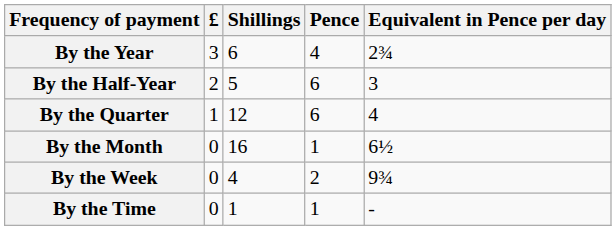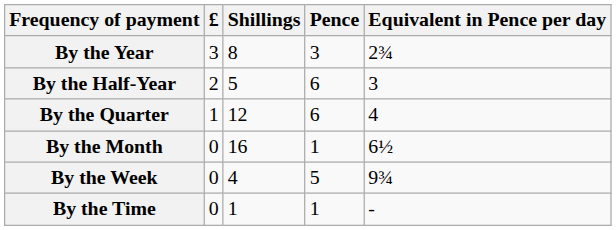(233, 51) 6 -> (233, 51) 8
(315, 51) 4 -> (315, 51) 3
(315, 177) 2 -> (315, 177) 5
